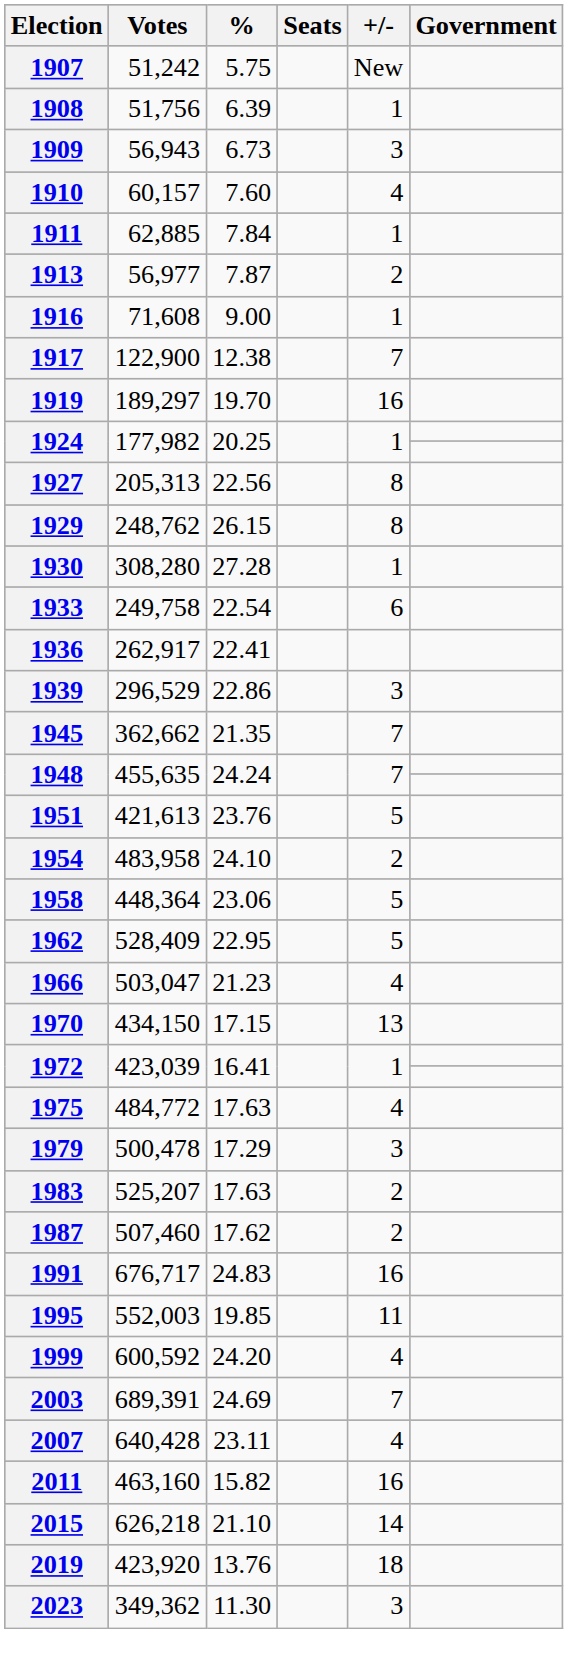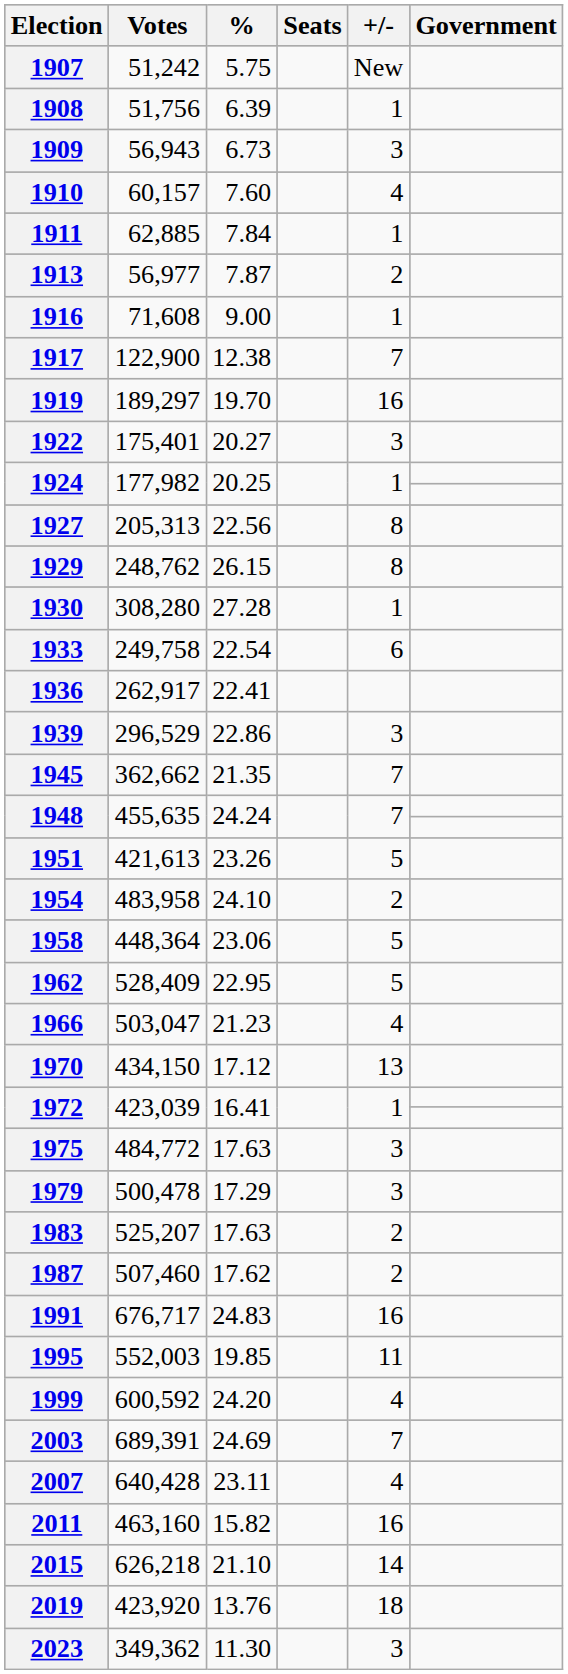+ row: (57, 441)
(242, 815) 23.76 -> (242, 857) 23.26
(242, 1024) 17.15 -> (242, 1065) 17.12
(397, 1107) 4 -> (397, 1148) 3
